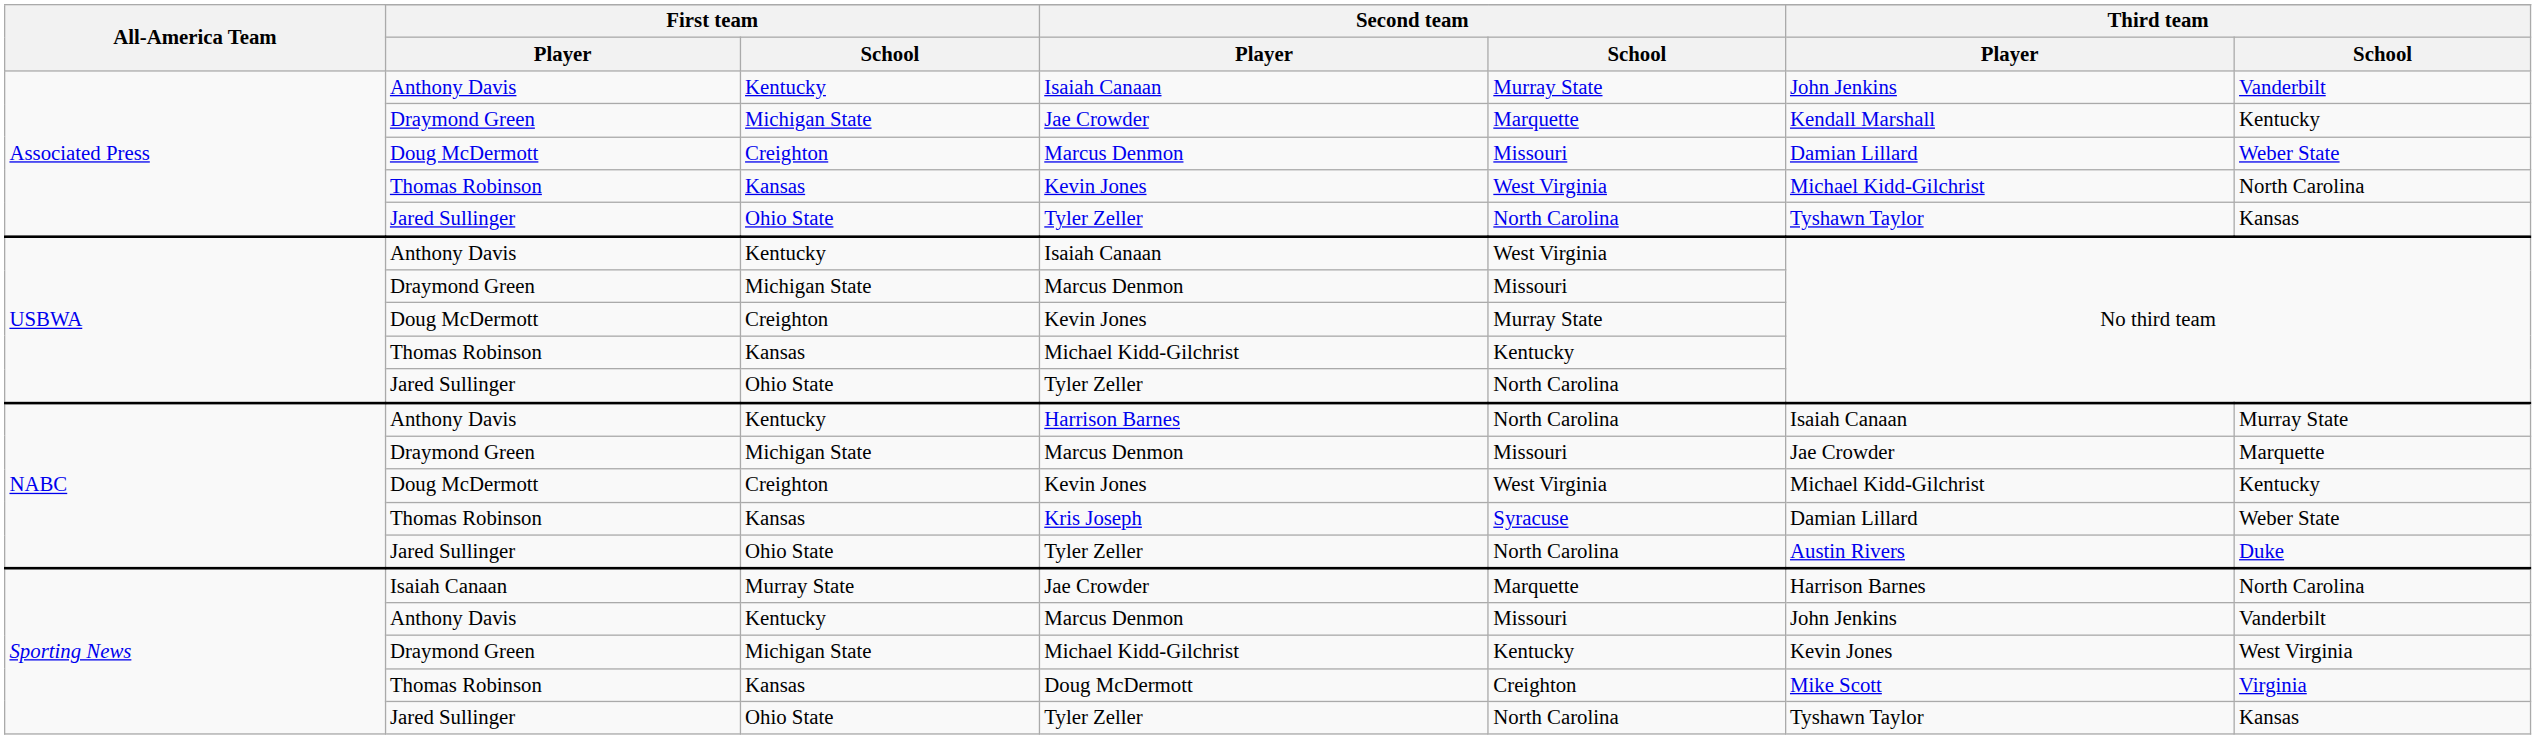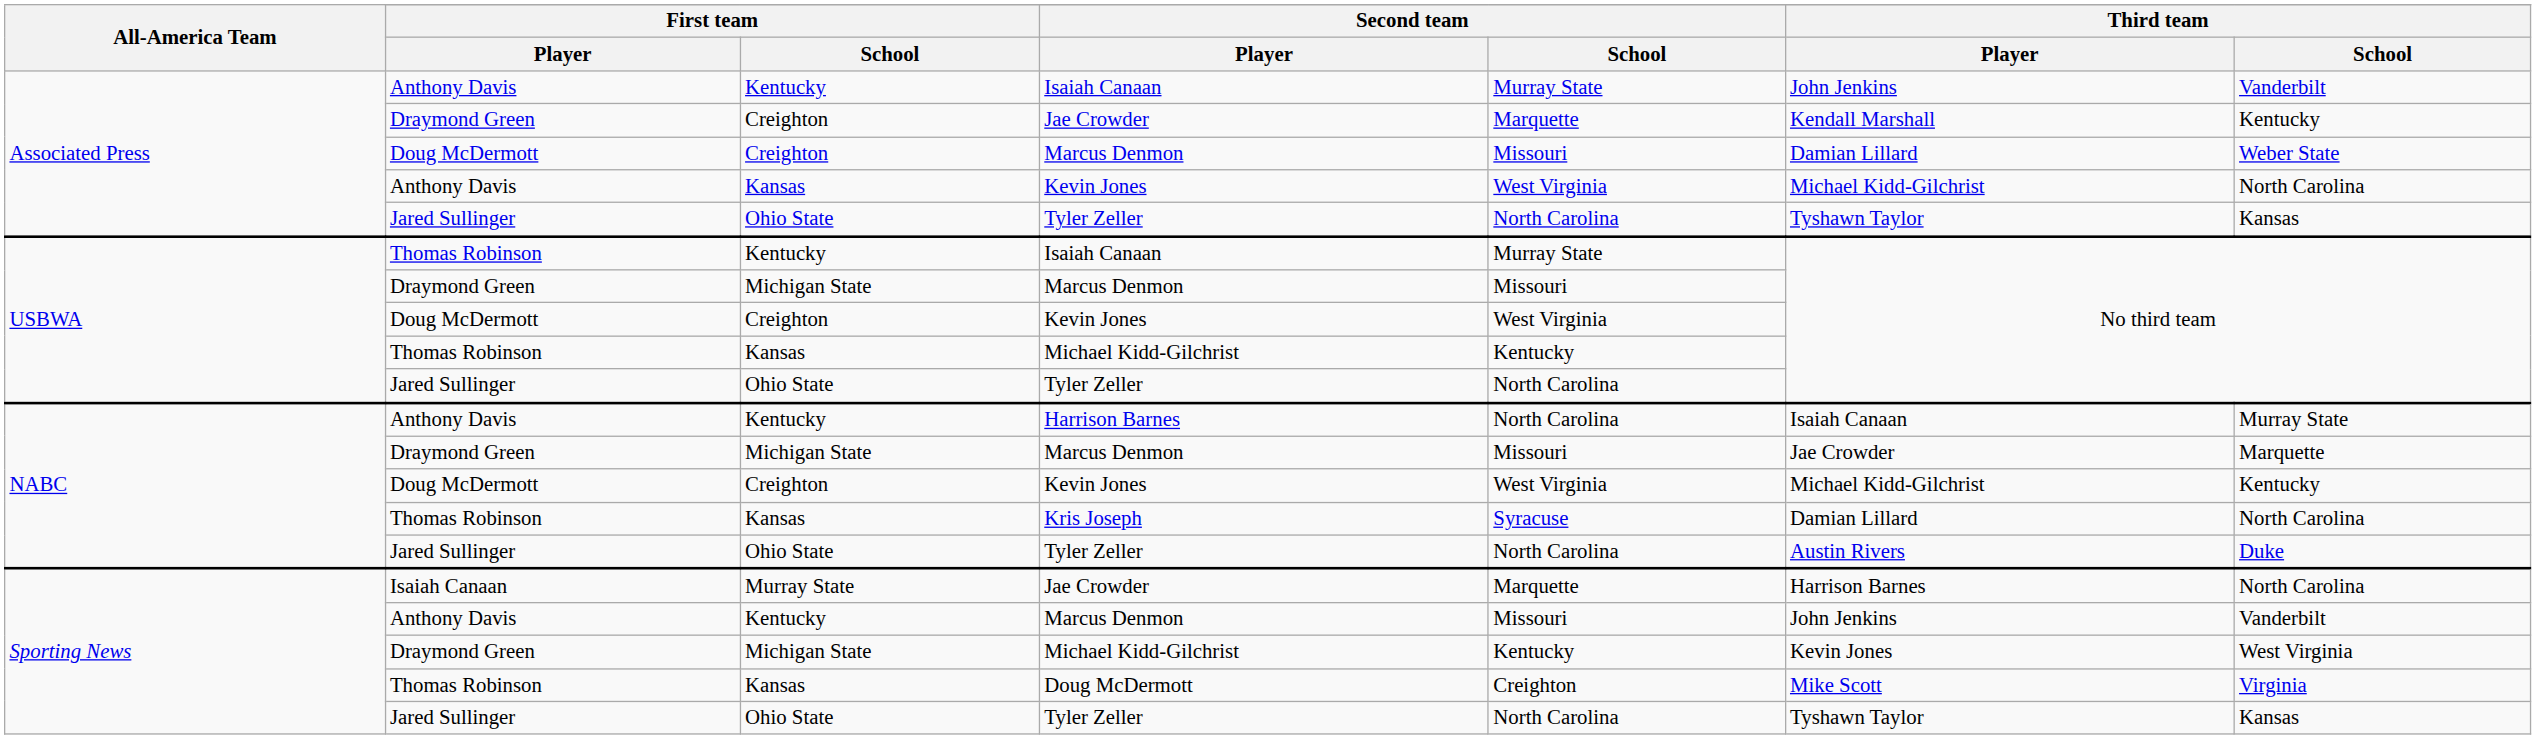(808, 119) Michigan State -> (787, 119) Creighton
(466, 185) Thomas Robinson -> (453, 185) Anthony Davis
(453, 253) Anthony Davis -> (466, 253) Thomas Robinson
(1550, 253) West Virginia -> (1548, 253) Murray State
(1548, 319) Murray State -> (1550, 319) West Virginia
(2289, 518) Weber State -> (2302, 518) North Carolina
